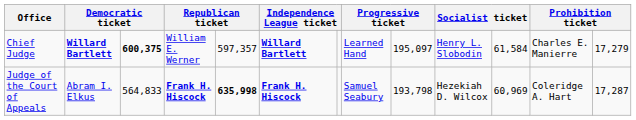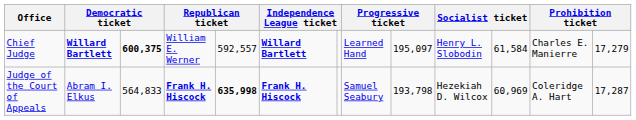(237, 49) 597,357 -> (237, 49) 592,557
